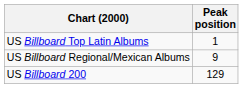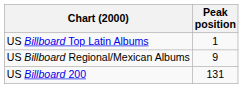(215, 74) 129 -> (215, 74) 131
